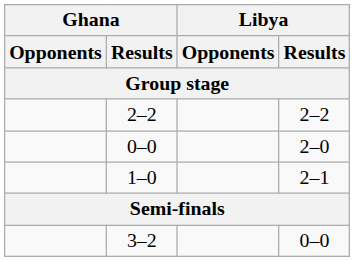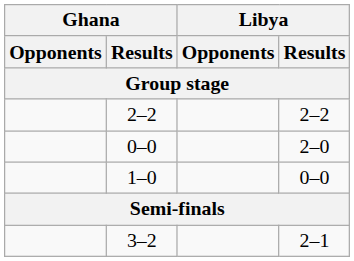(314, 177) 2–1 -> (314, 177) 0–0
(314, 240) 0–0 -> (314, 240) 2–1
